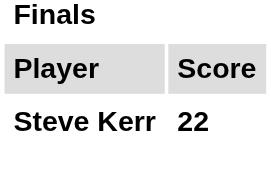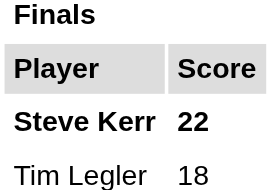+ row: (80, 175)
